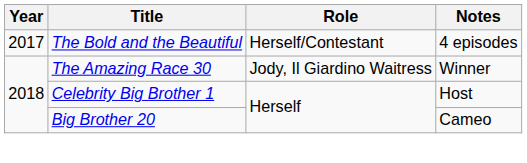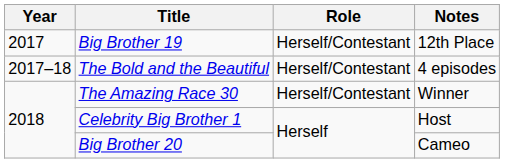+ row: (130, 42)
(26, 42) 2017 -> (40, 68) 2017–18
(341, 68) Jody, Il Giardino Waitress -> (343, 94) Herself/Contestant
